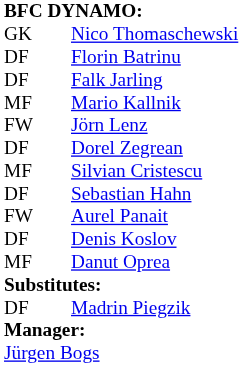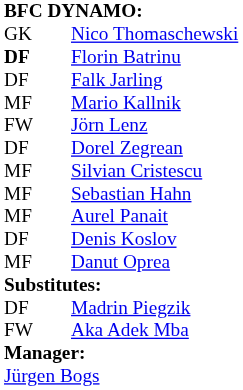(16, 56) normal -> (17, 56) bold
(16, 193) DF -> (18, 193) MF
(18, 216) FW -> (18, 216) MF
+ row: (130, 330)
